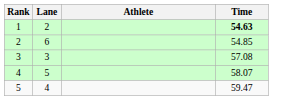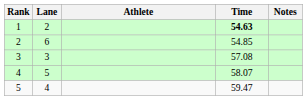+ column: (285, 12)
